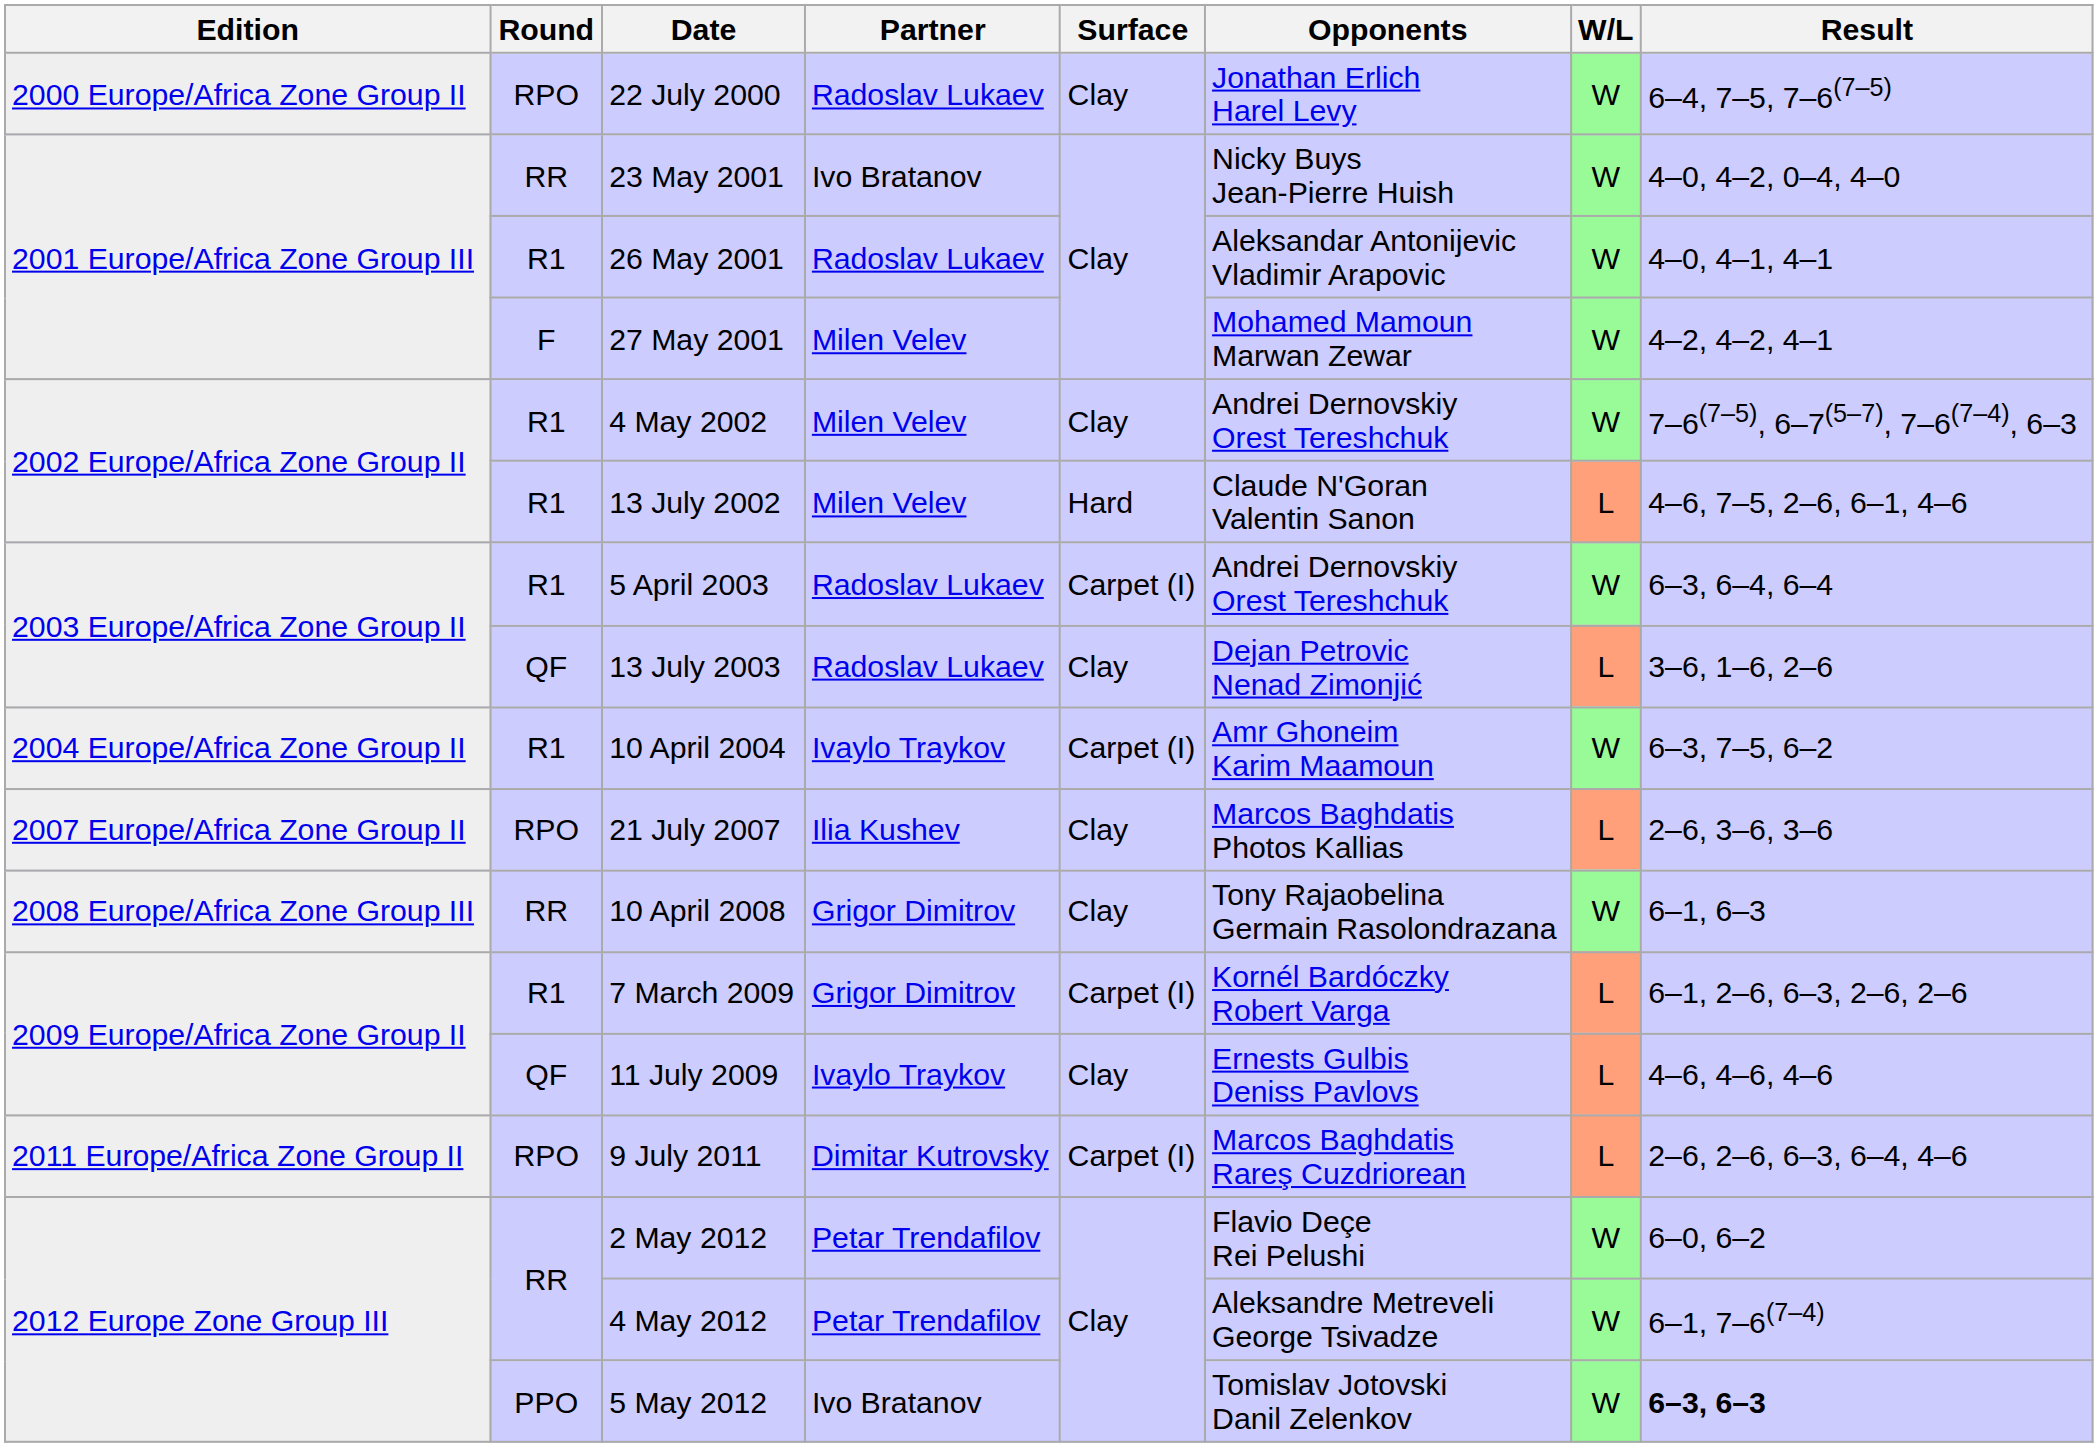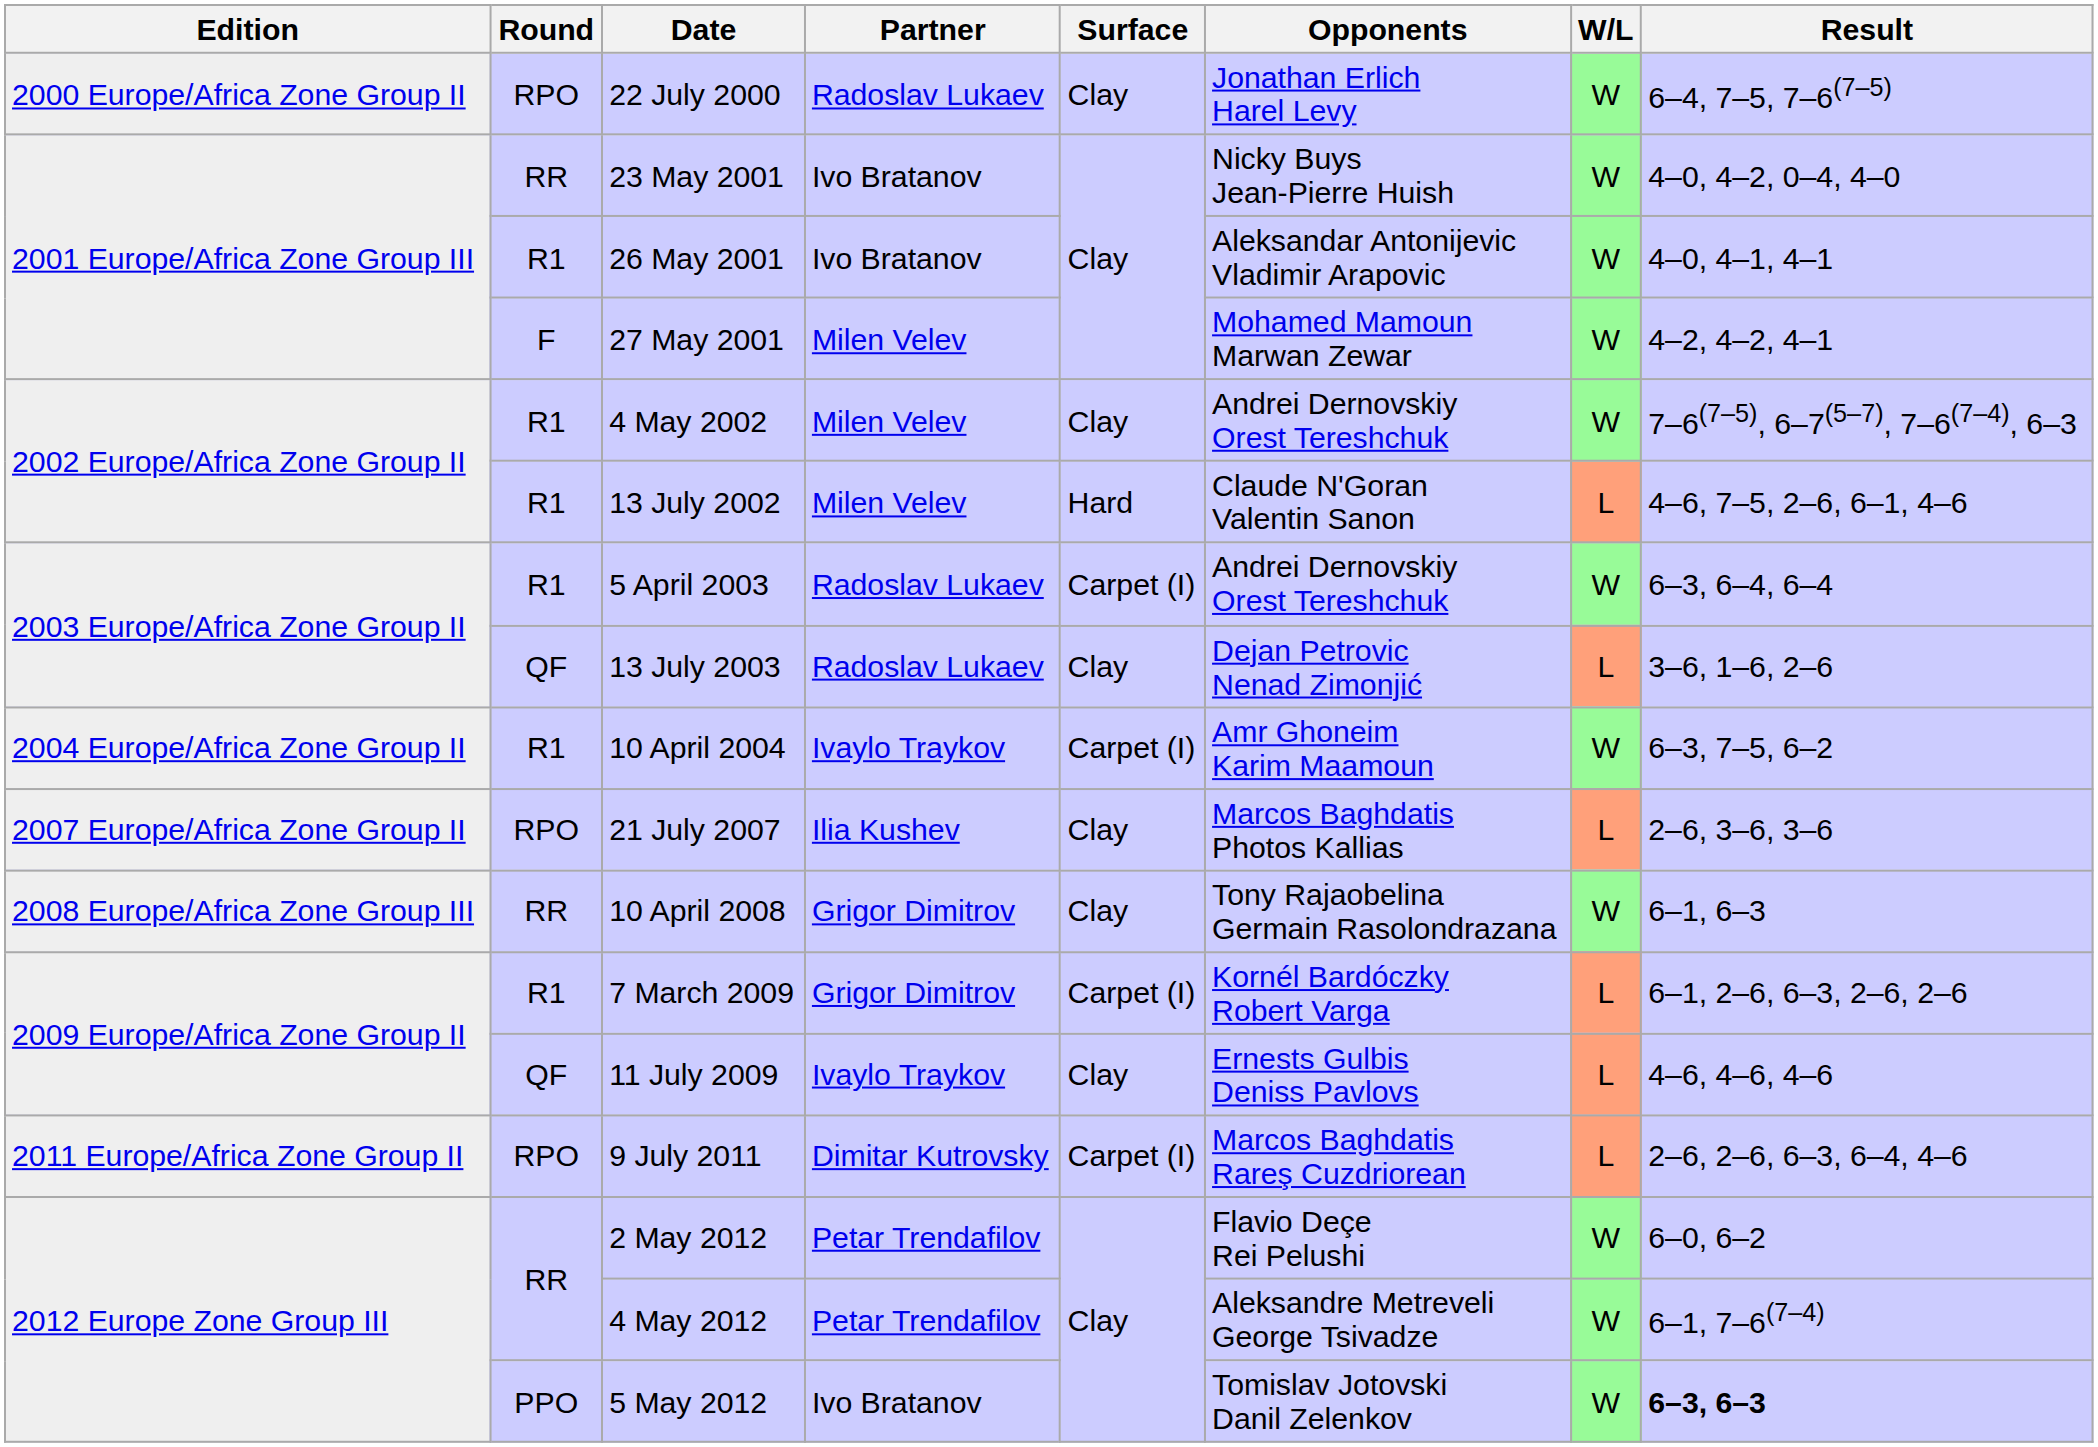(928, 257) Radoslav Lukaev -> (897, 257) Ivo Bratanov
